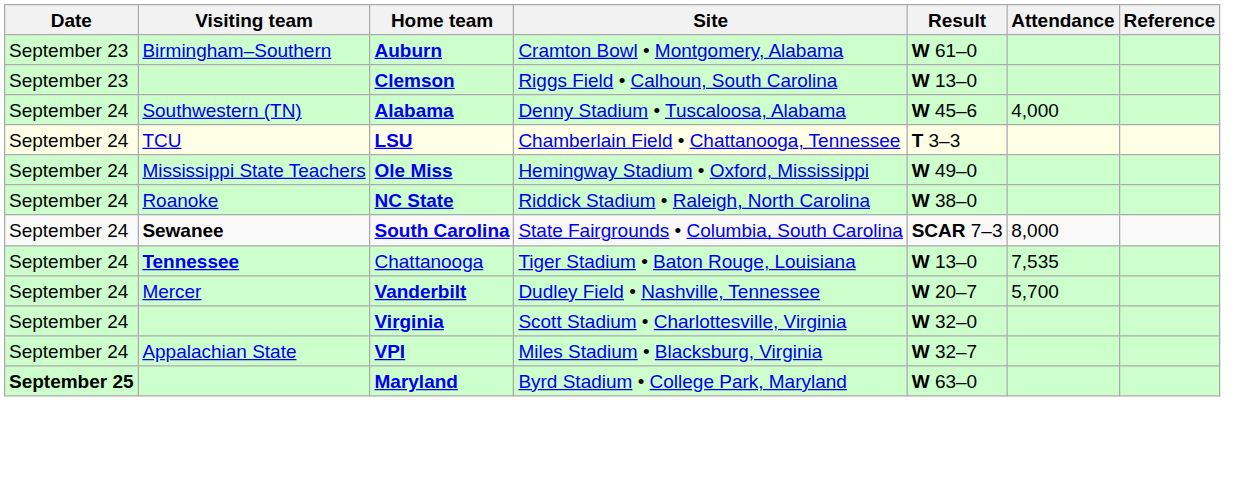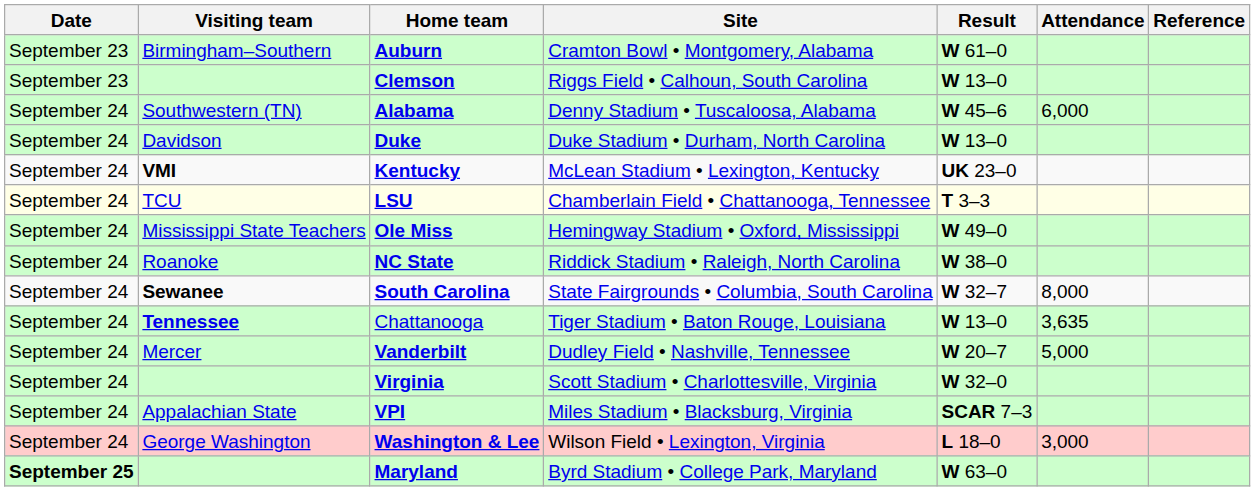(1035, 110) 4,000 -> (1065, 110) 6,000
+ row: (398, 140)
+ row: (417, 170)
(957, 230) SCAR 7–3 -> (974, 291) W 32–7
(1035, 260) 7,535 -> (1065, 321) 3,635
(1035, 291) 5,700 -> (1065, 351) 5,000
(944, 351) W 32–7 -> (987, 411) SCAR 7–3
+ row: (457, 441)
